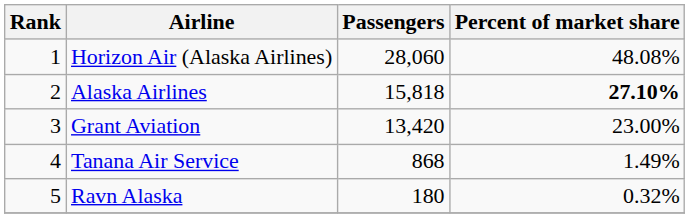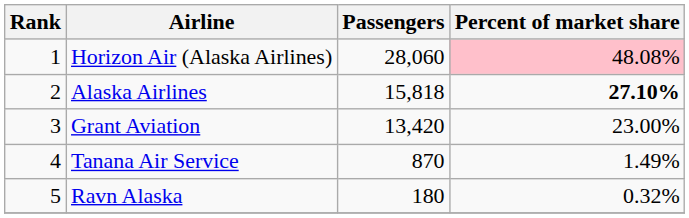(646, 56) no background -> (646, 56) pink background
(428, 160) 868 -> (428, 160) 870
